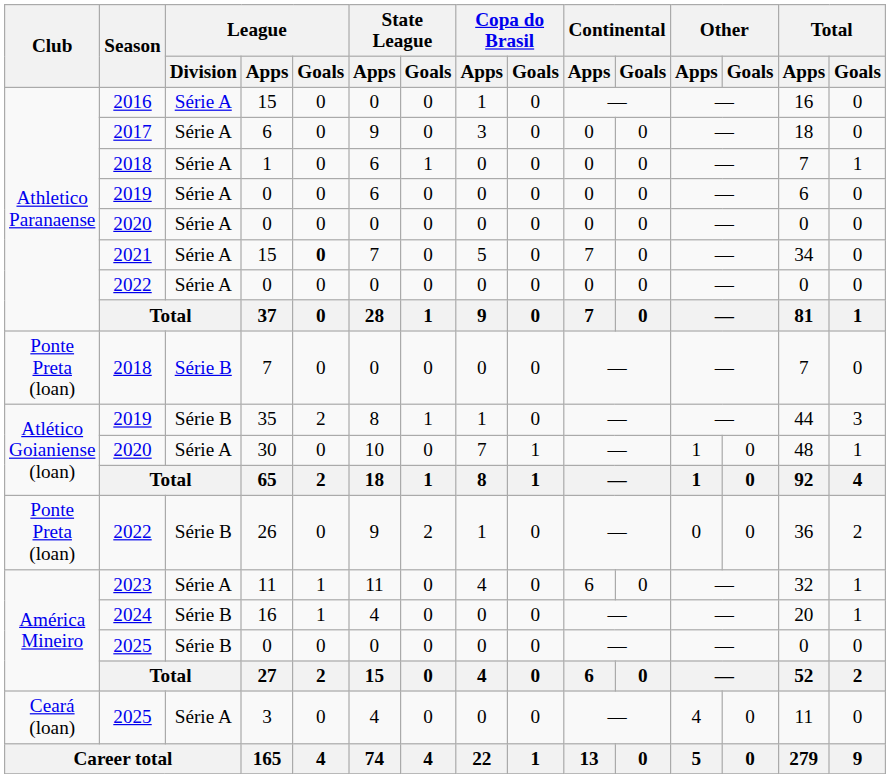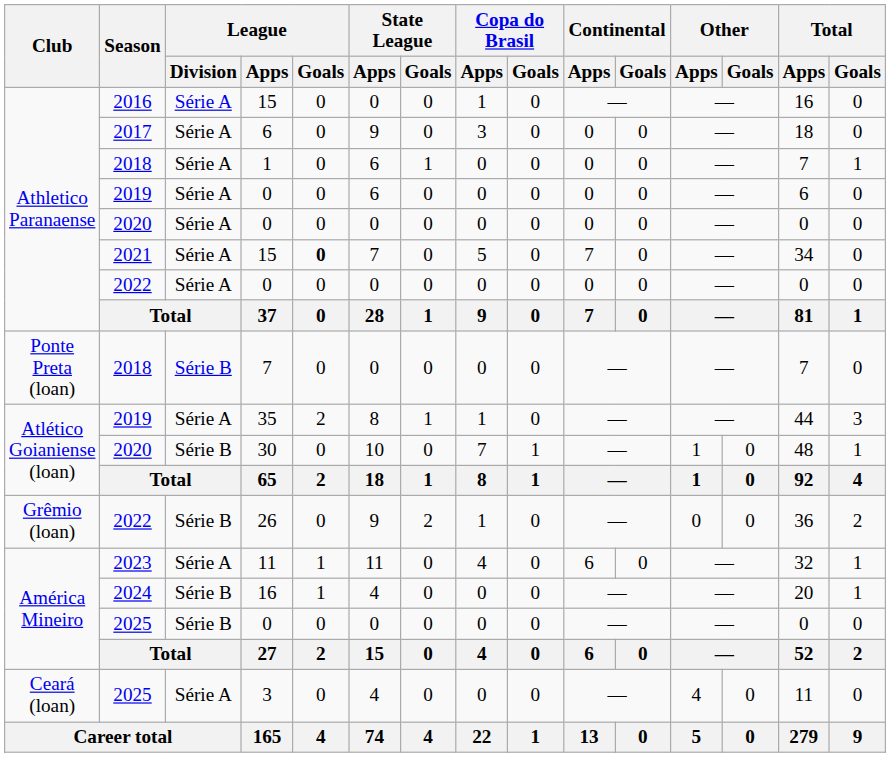(203, 419) Série B -> (203, 419) Série A
(203, 449) Série A -> (203, 449) Série B
(52, 532) Ponte Preta (loan) -> (52, 521) Grêmio (loan)
